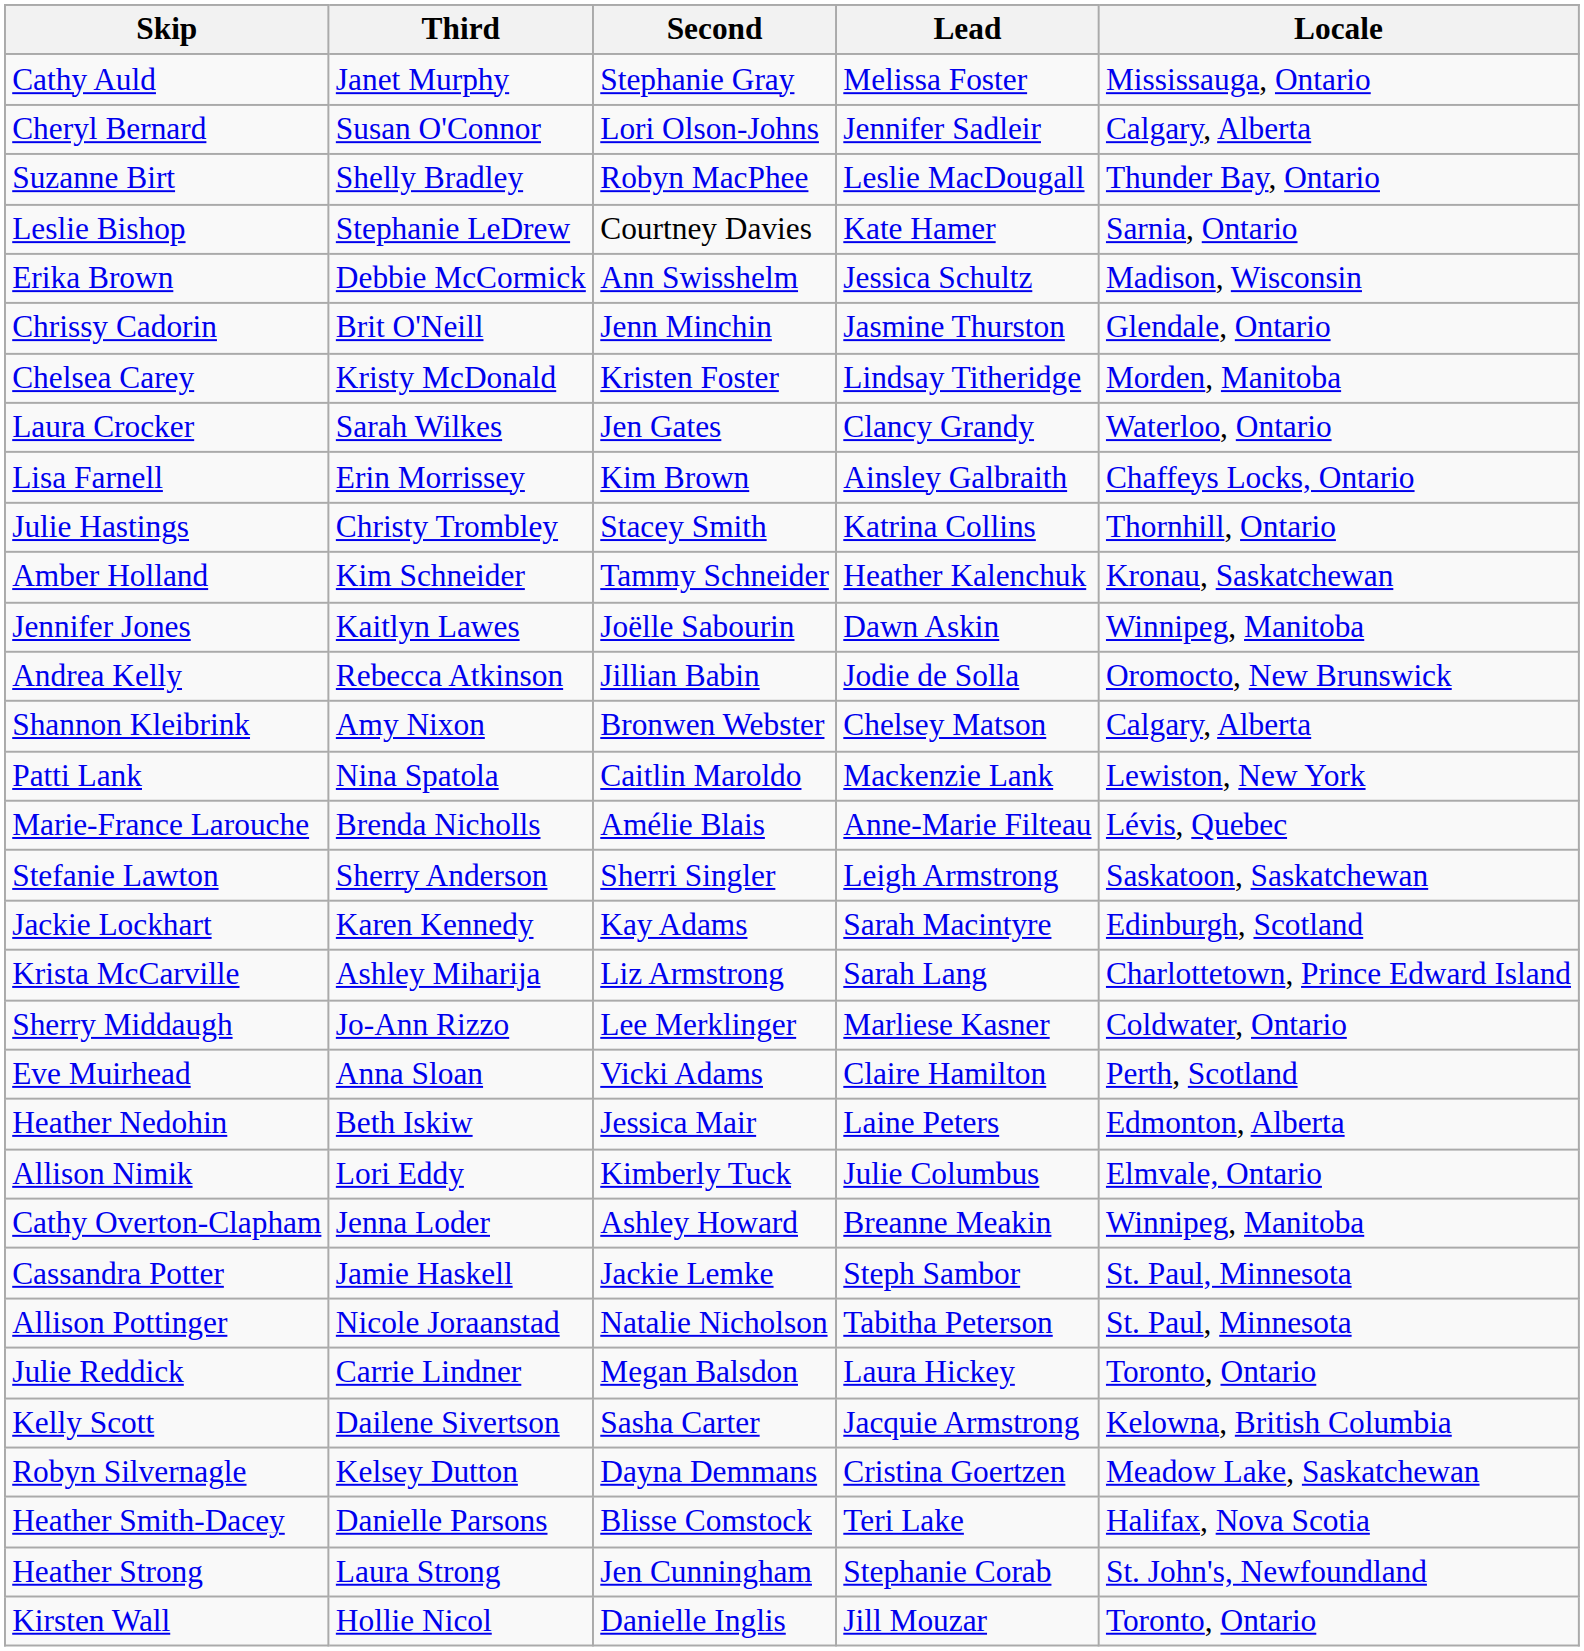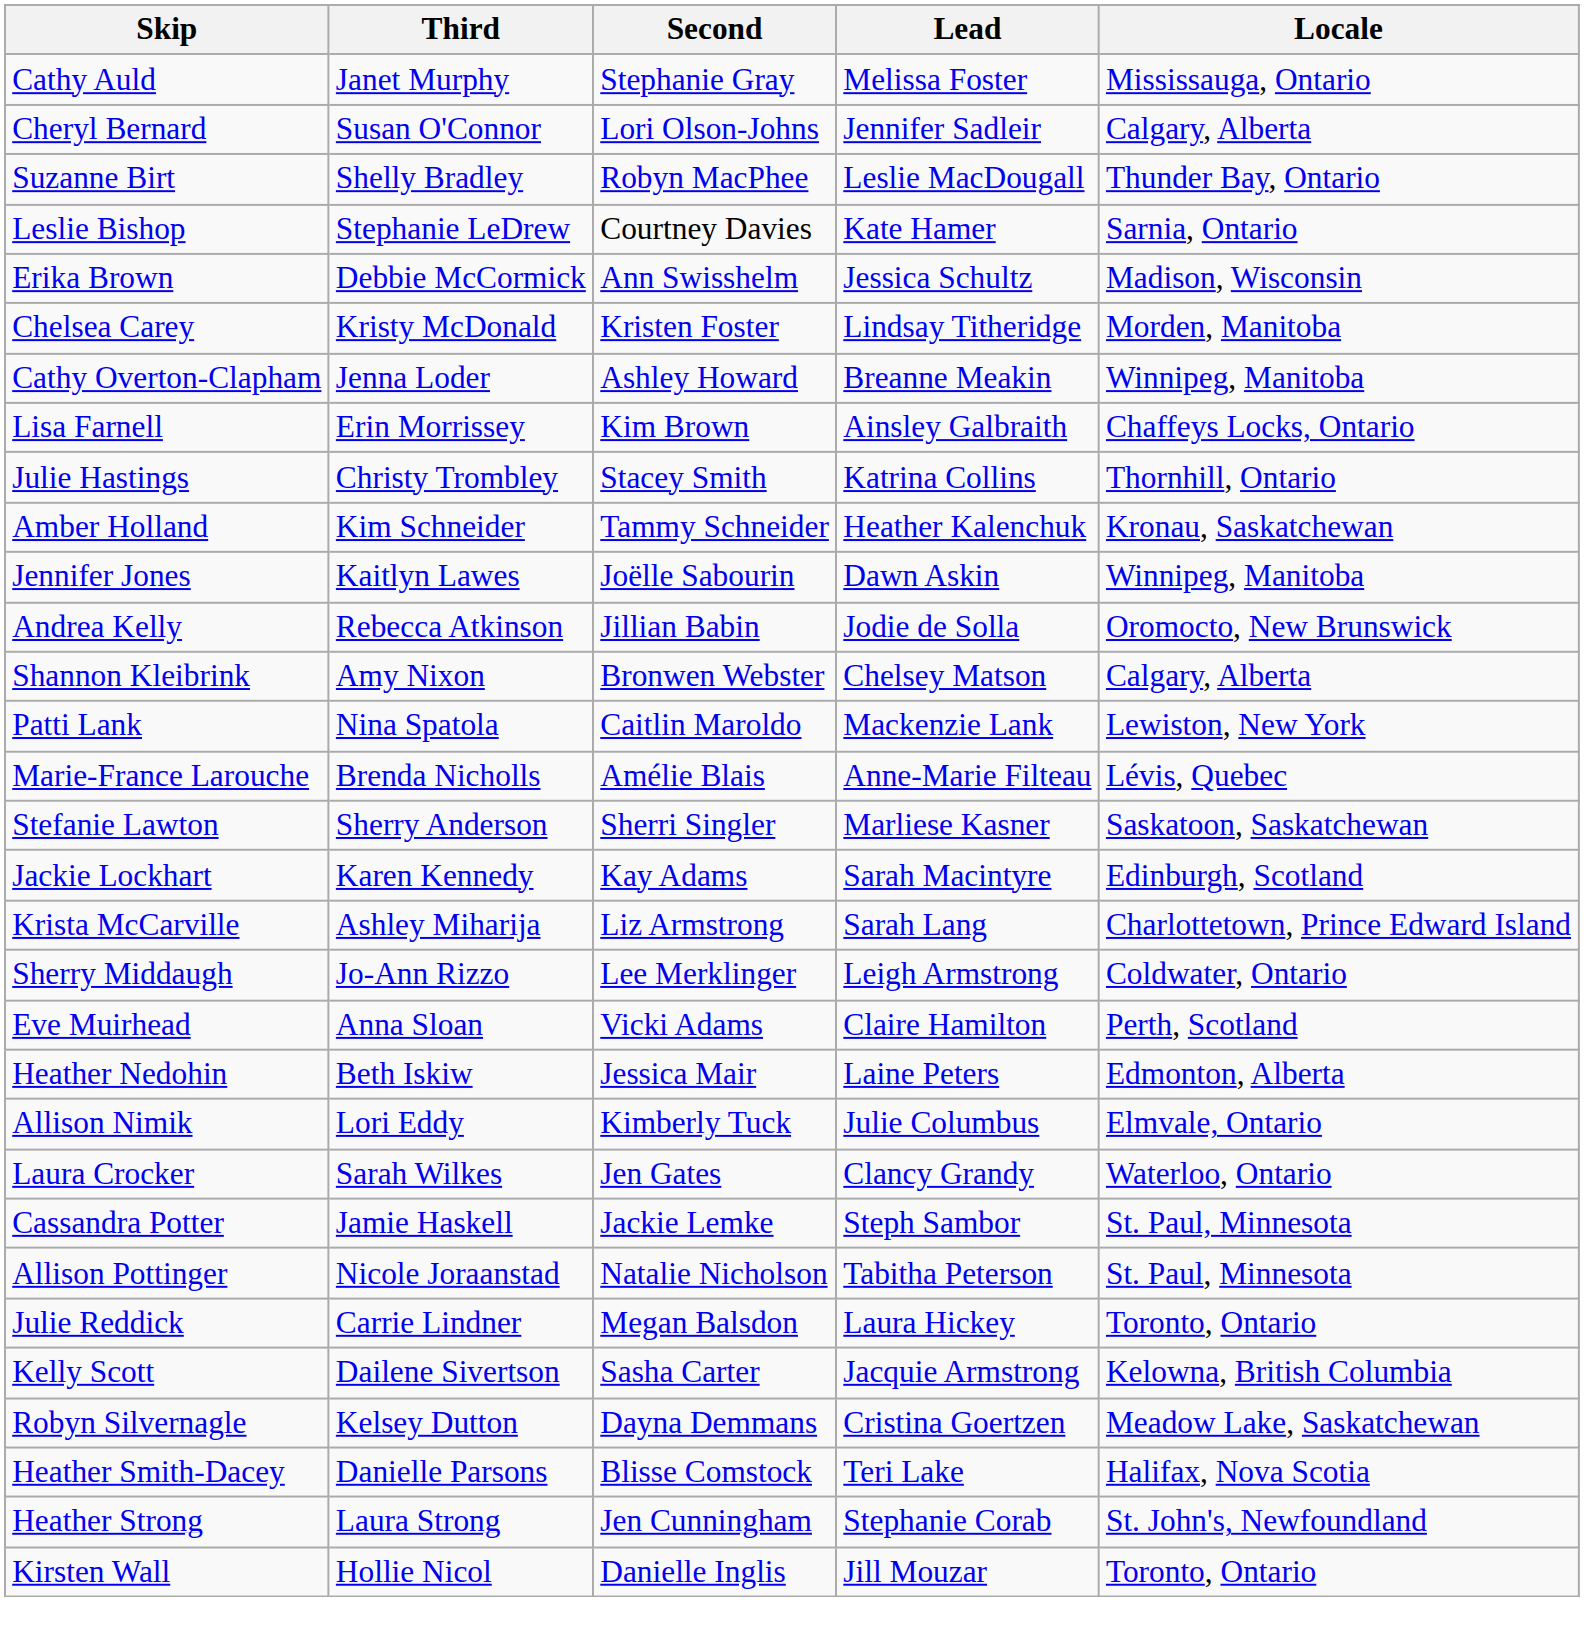- row: (115, 327)
rows swapped: (103, 427) <-> (167, 1223)
(951, 874) Leigh Armstrong -> (946, 825) Marliese Kasner
(946, 1024) Marliese Kasner -> (951, 974) Leigh Armstrong
